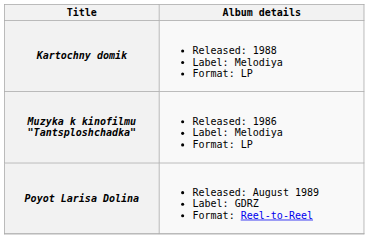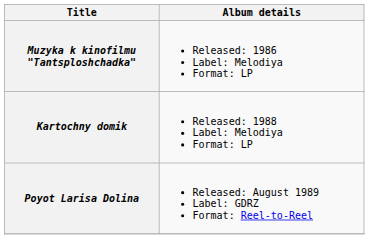rows swapped: (82, 127) <-> (82, 56)
